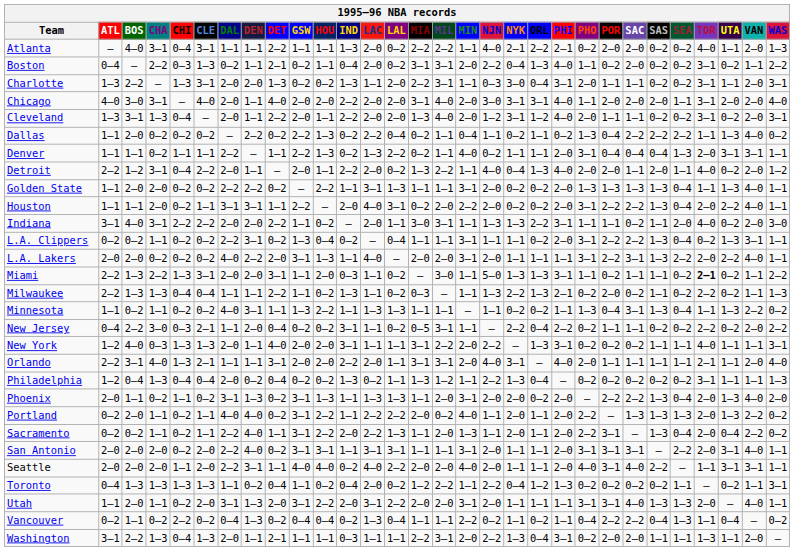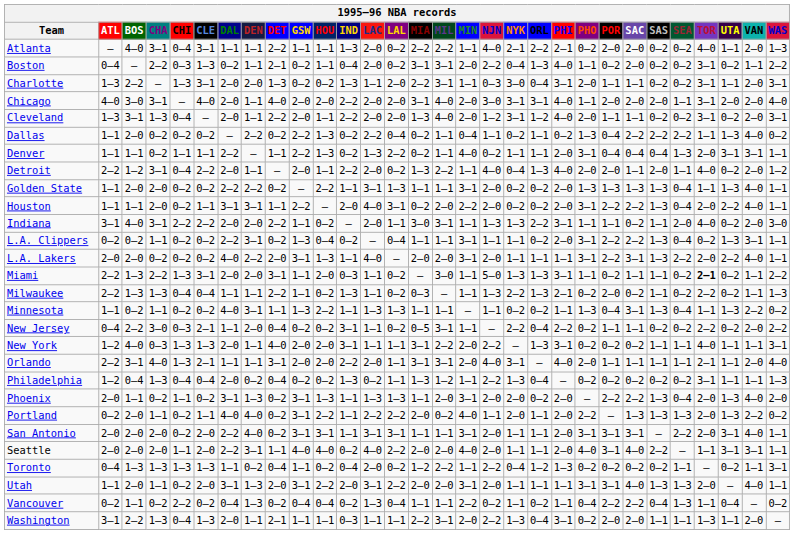- row: (38, 433)
